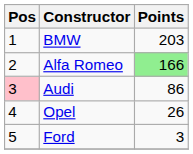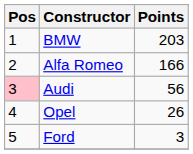(171, 64) lightgreen background -> (171, 64) no background
(176, 88) 86 -> (176, 88) 56
